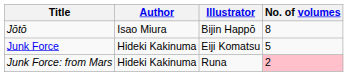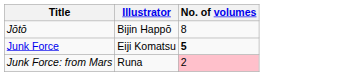- column: (157, 12)
(268, 46) normal -> (184, 46) bold
